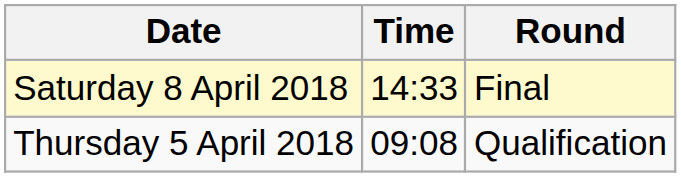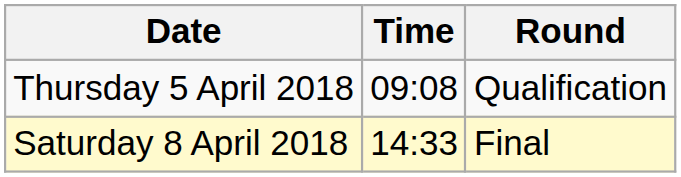rows swapped: (184, 143) <-> (181, 87)
